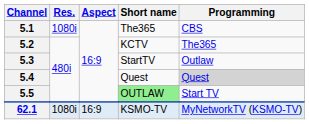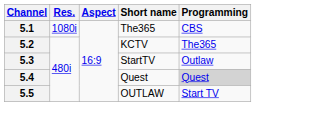(142, 93) lightgreen background -> (142, 93) no background
- row: (27, 110)
